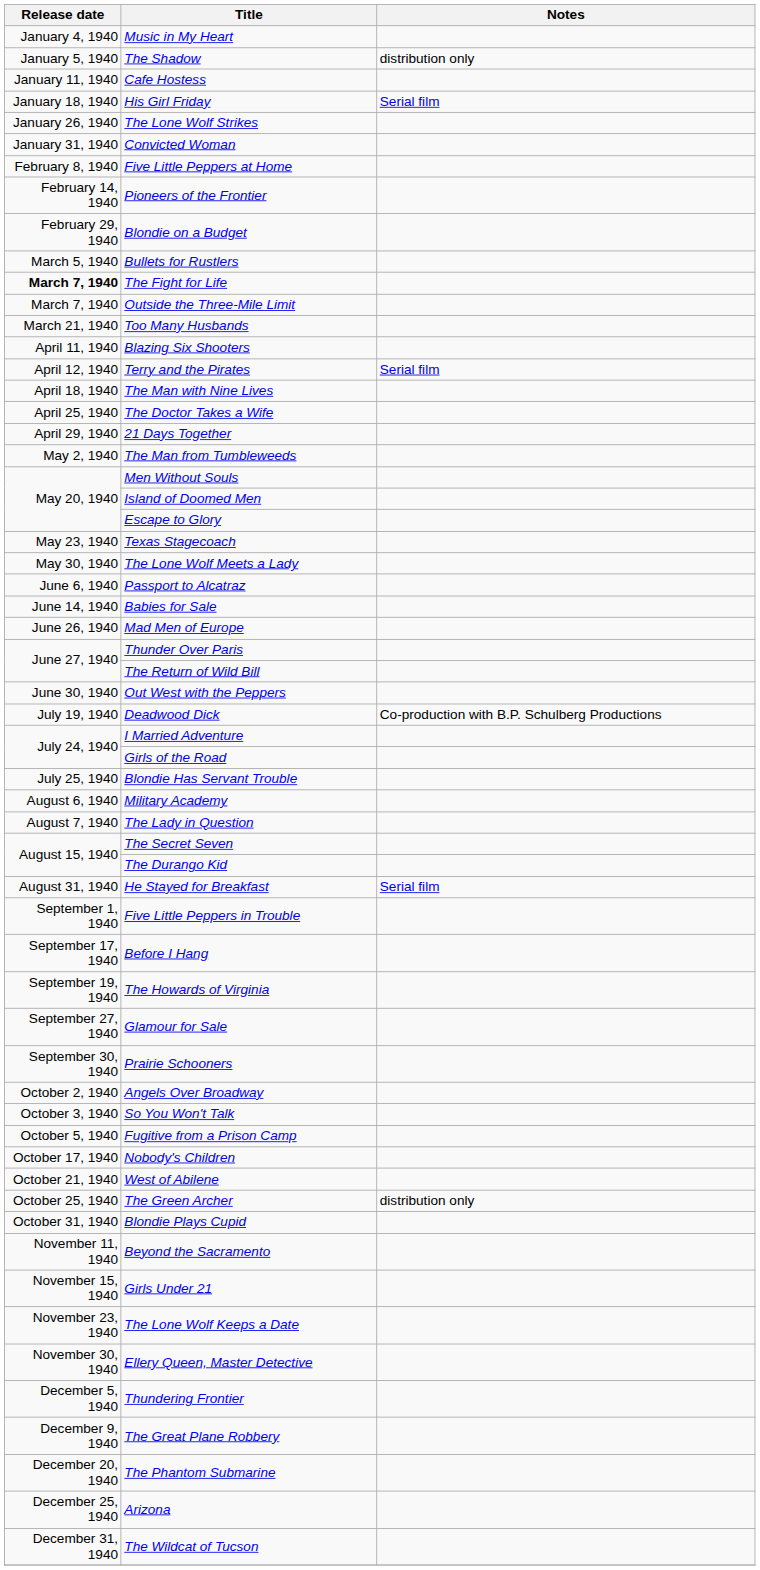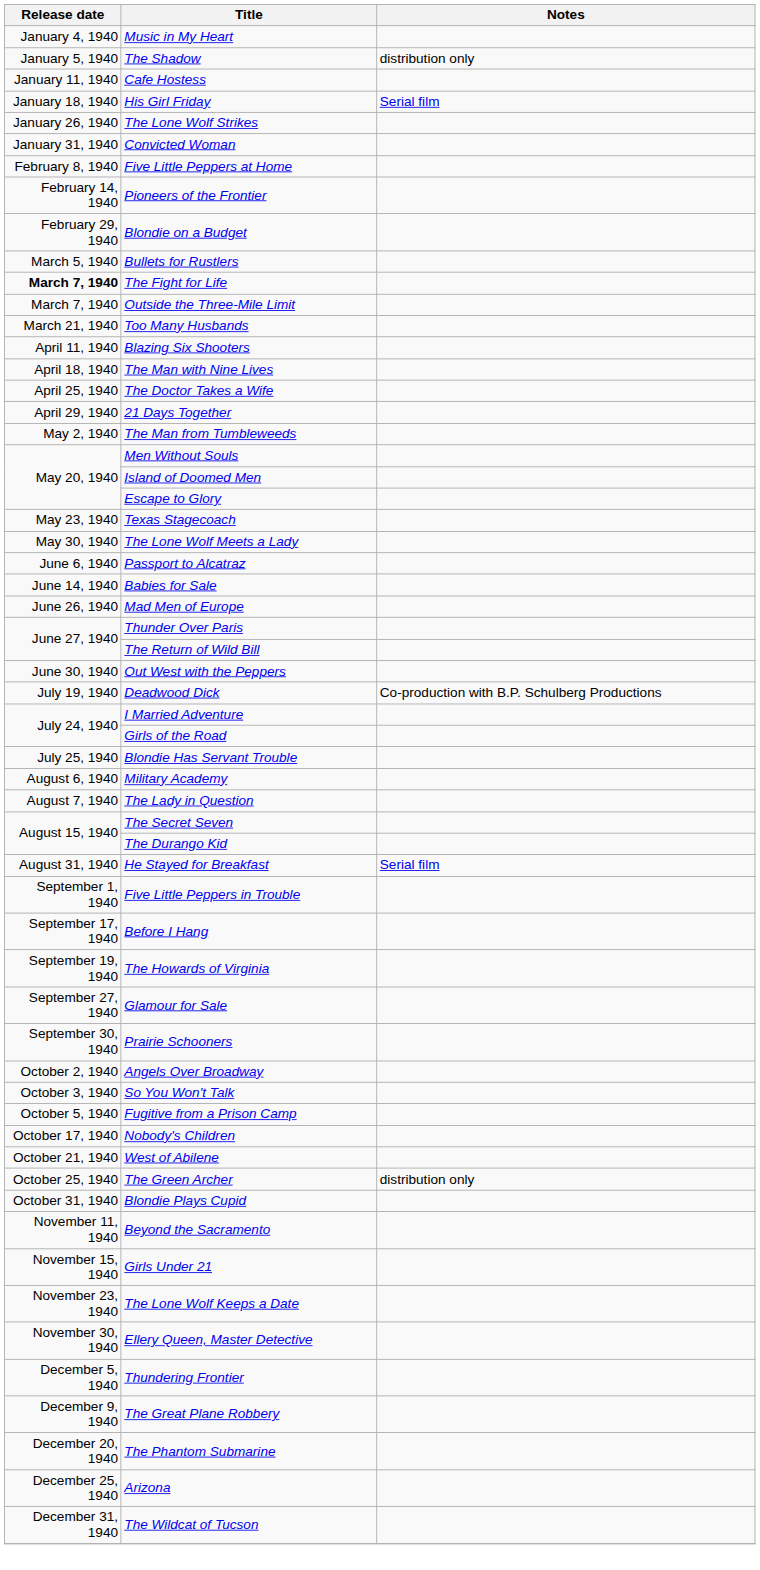- row: (187, 369)
